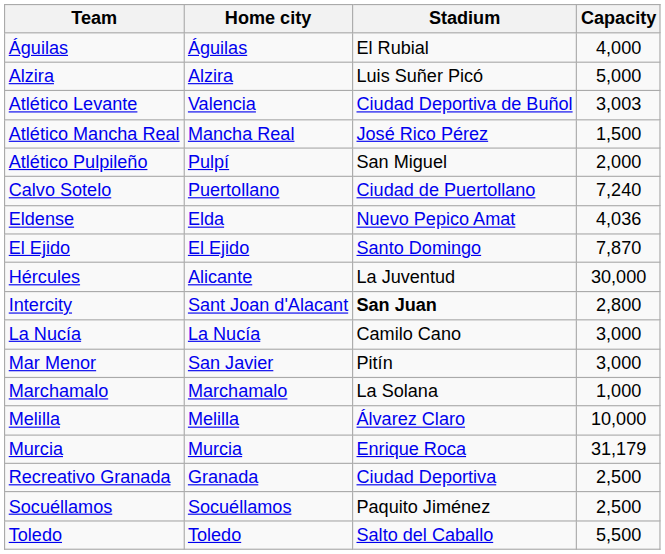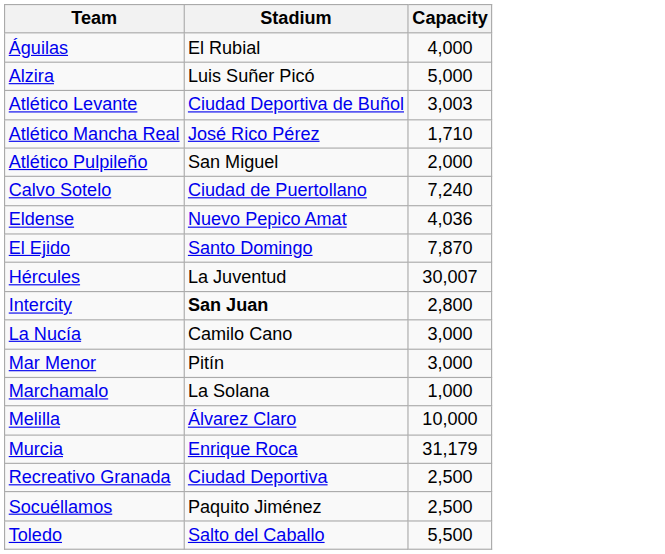- column: (268, 18)
(619, 133) 1,500 -> (450, 133) 1,710
(619, 276) 30,000 -> (450, 276) 30,007
